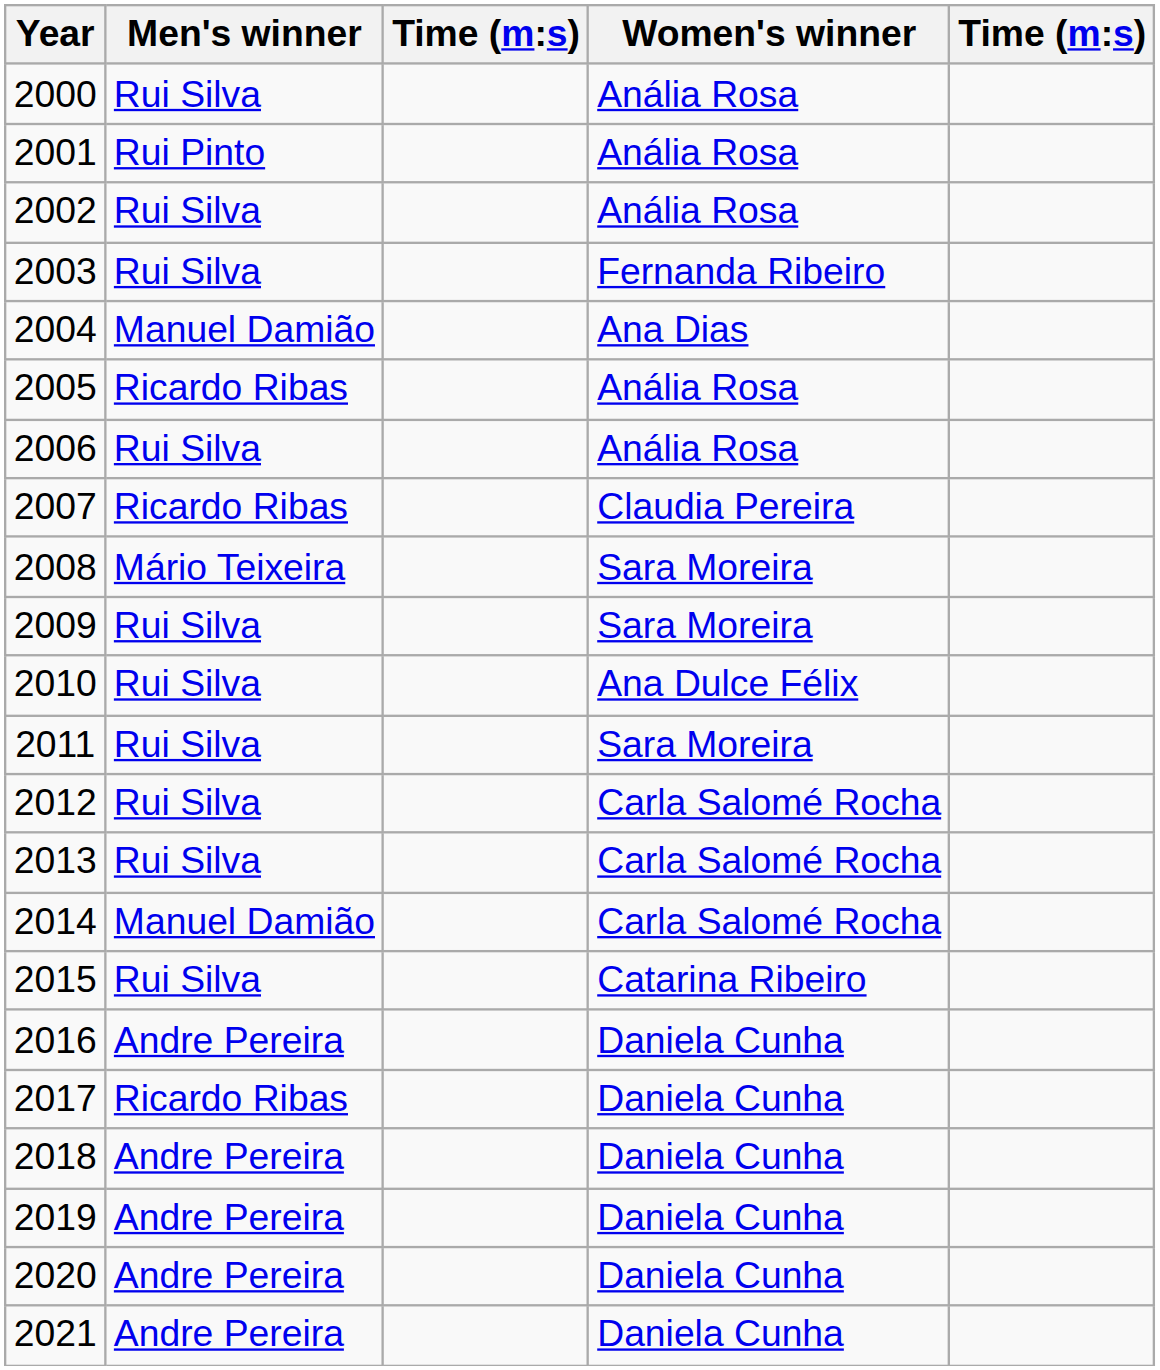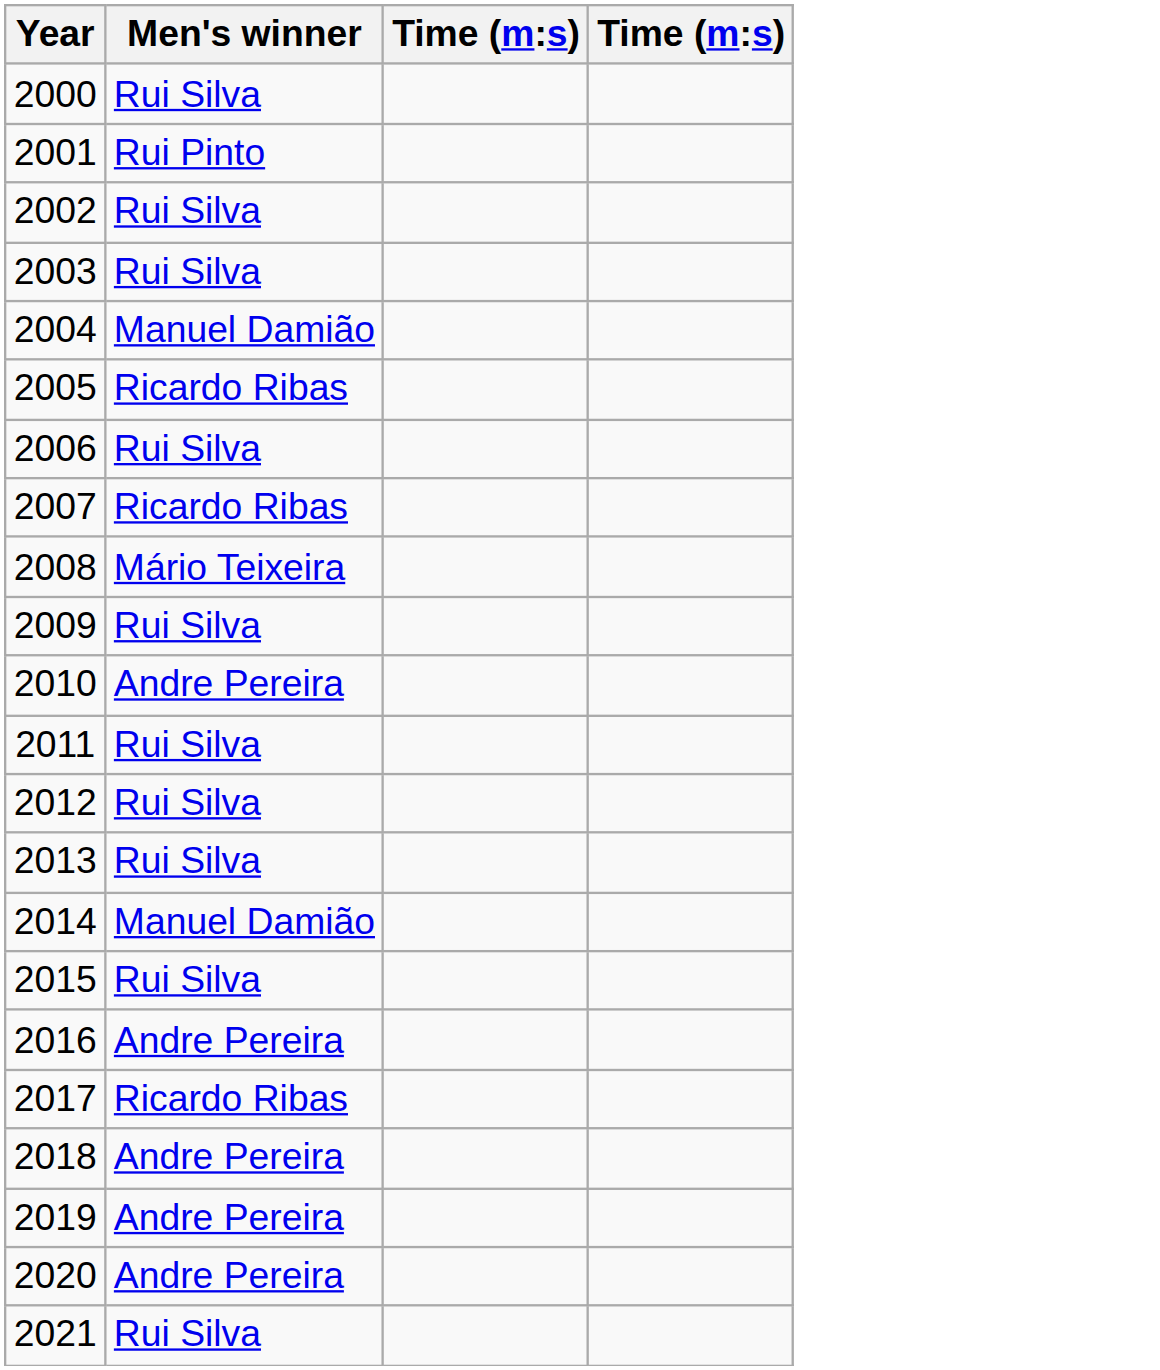- column: (769, 34)
(187, 684) Rui Silva -> (229, 684) Andre Pereira
(229, 1334) Andre Pereira -> (187, 1334) Rui Silva
